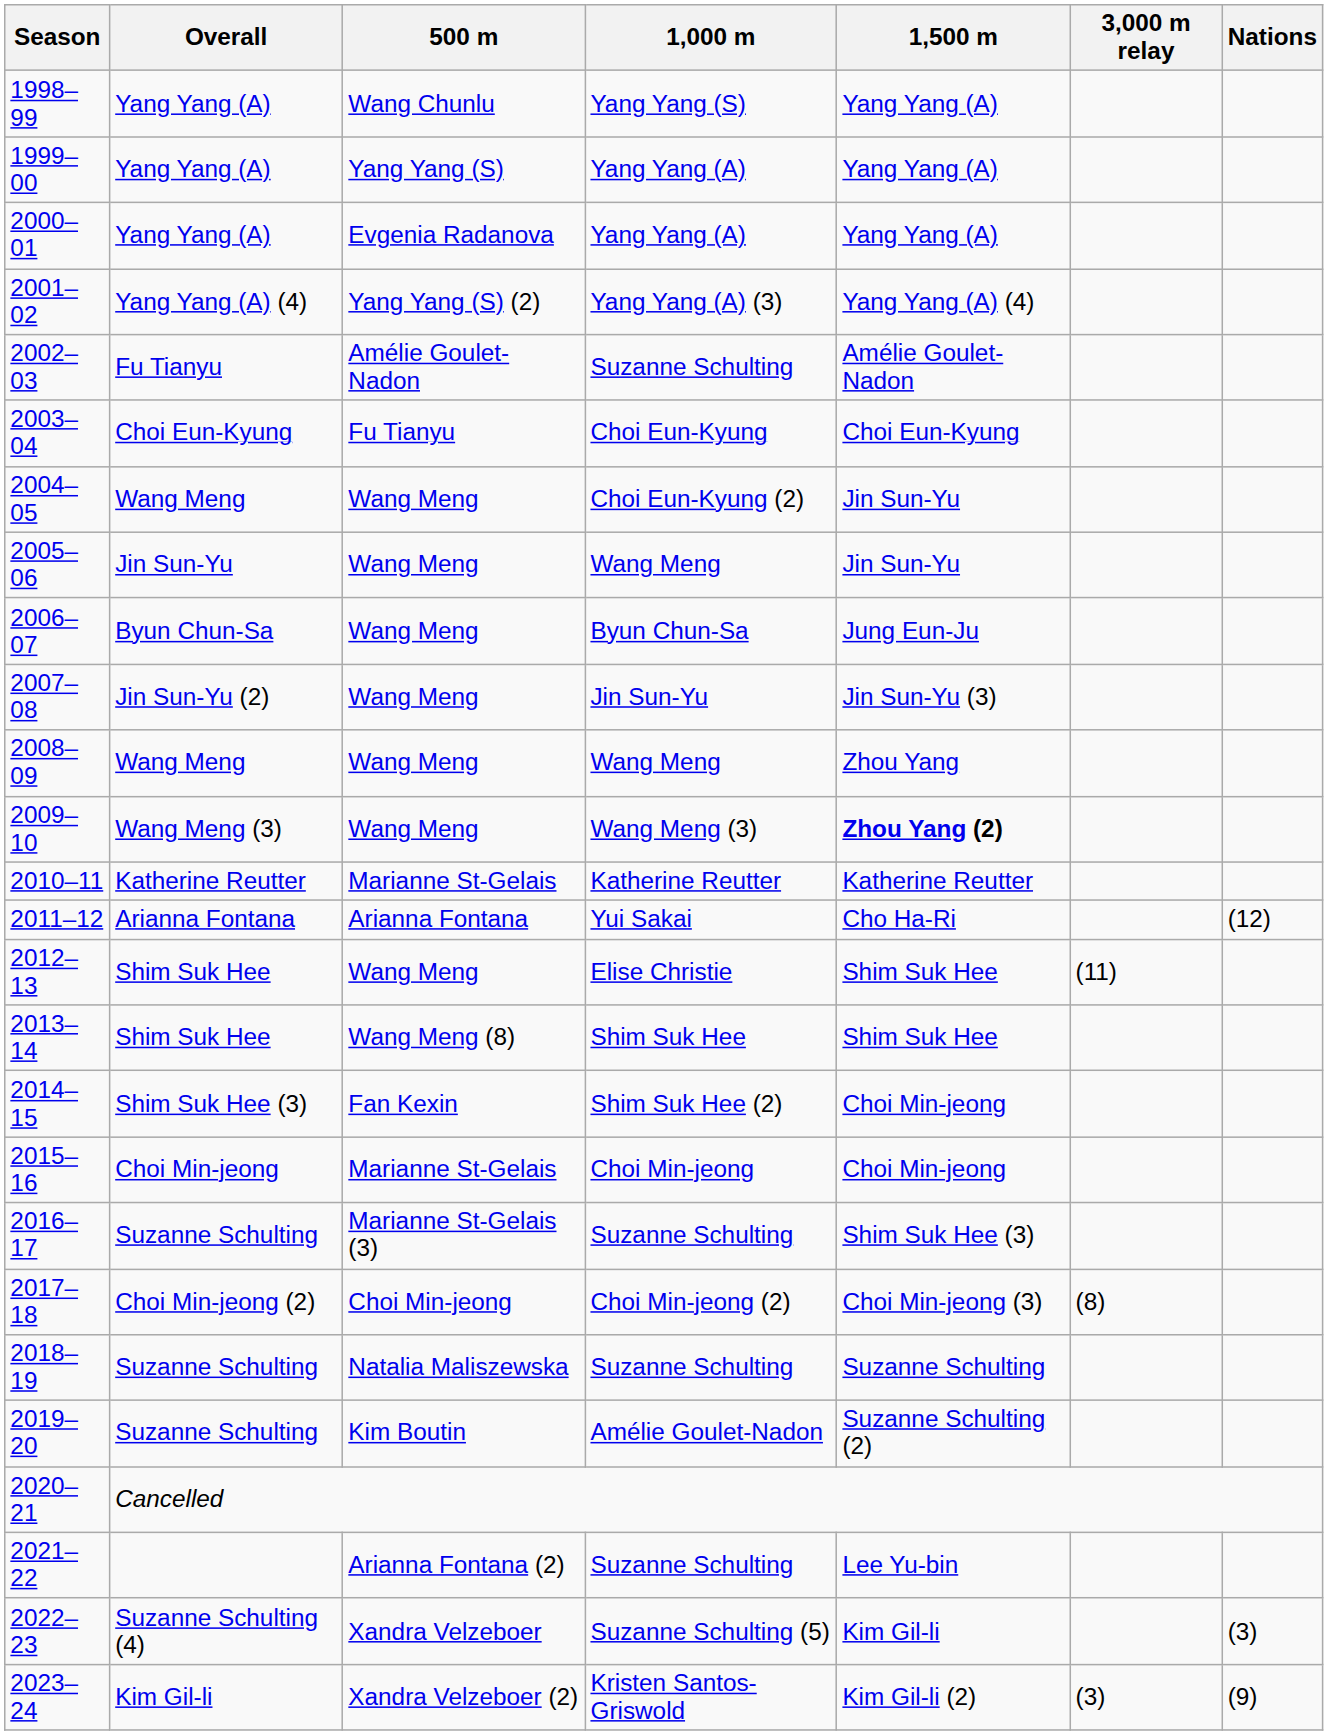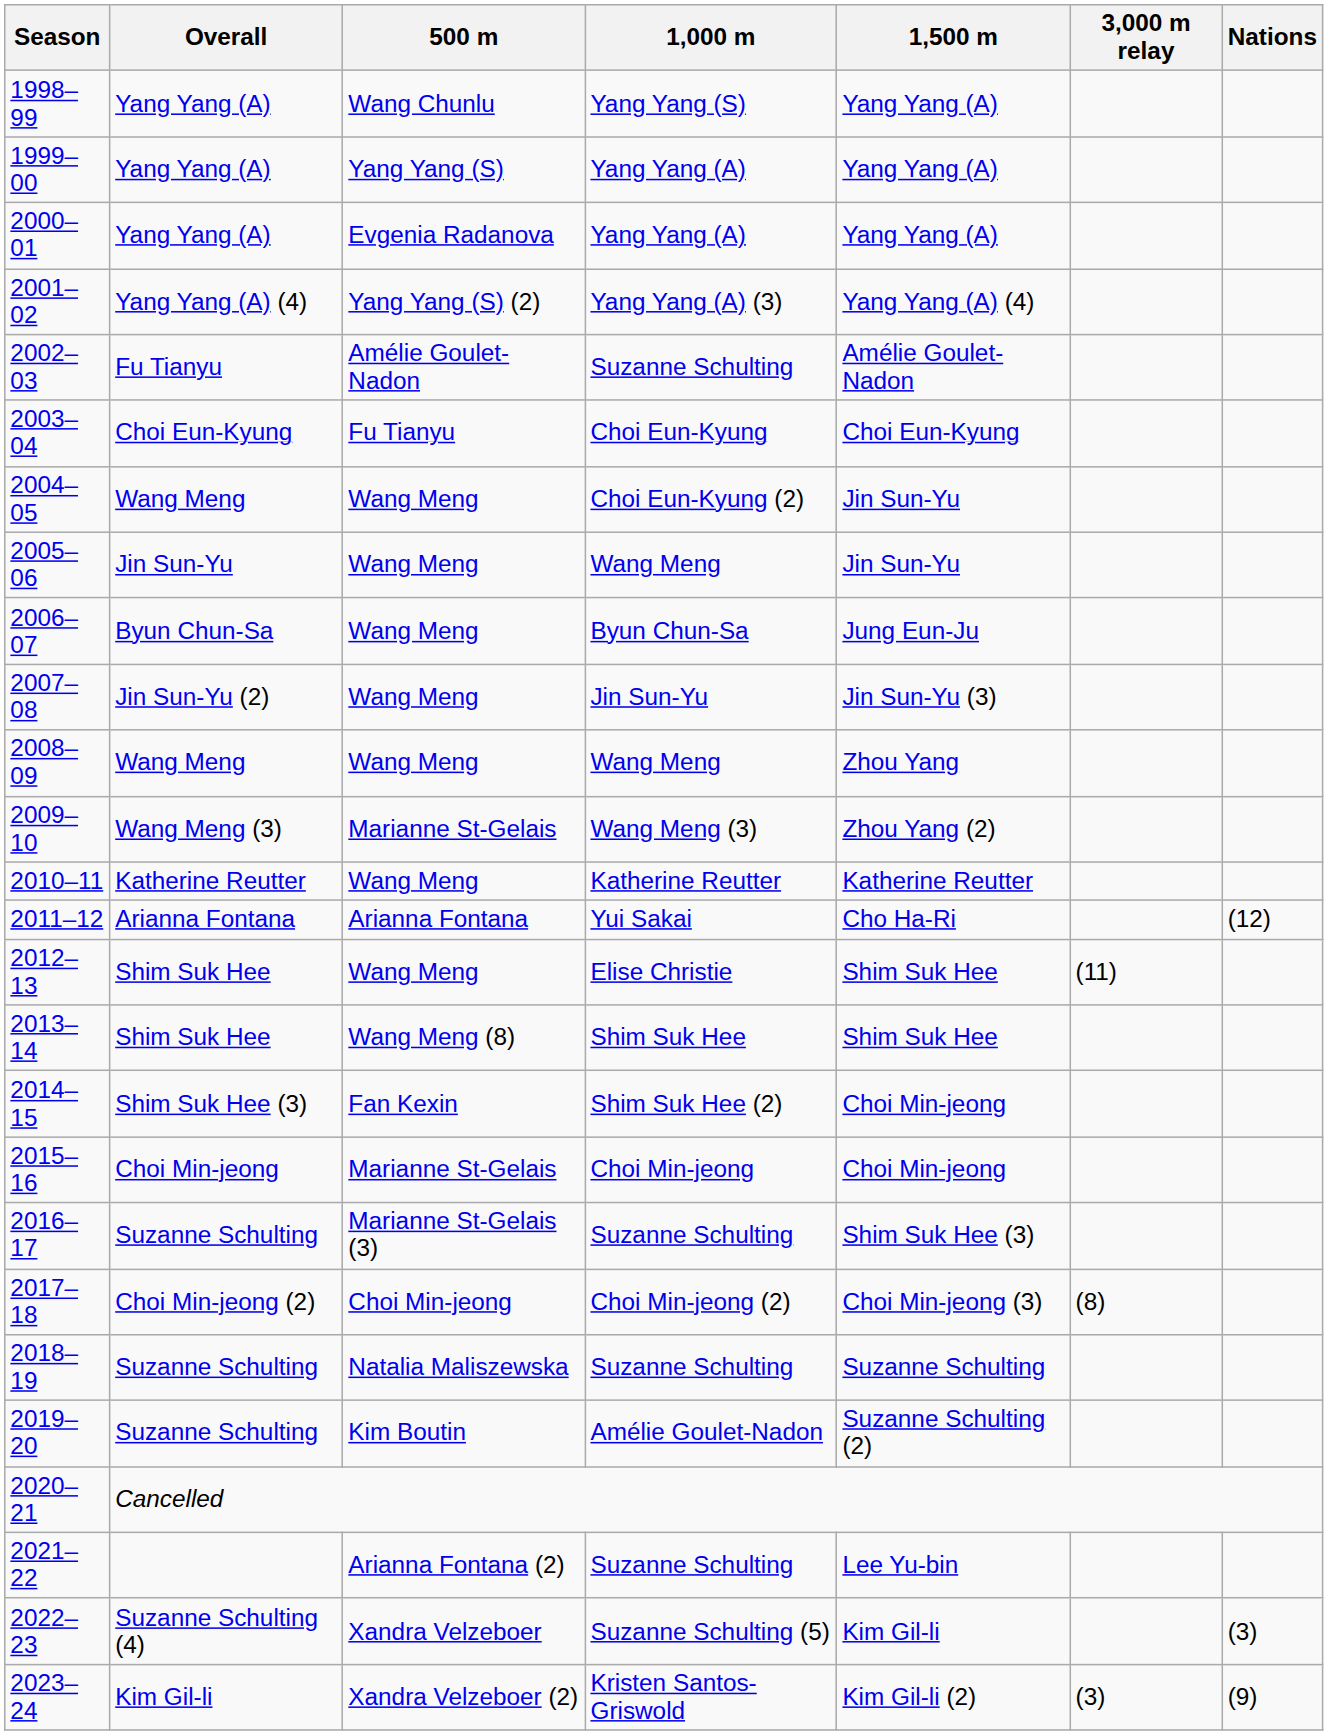(413, 828) Wang Meng -> (452, 828) Marianne St-Gelais
(923, 828) bold -> (919, 828) normal
(452, 880) Marianne St-Gelais -> (413, 880) Wang Meng
